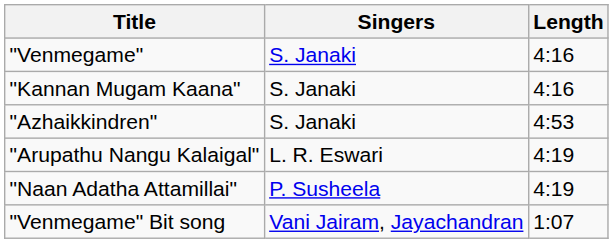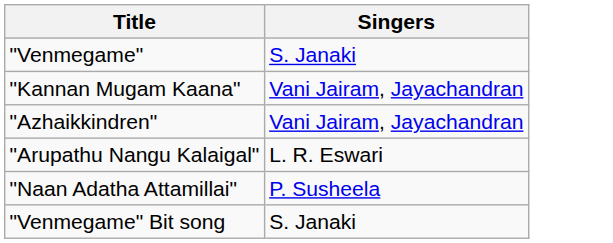- column: (568, 22)
(313, 88) S. Janaki -> (396, 88) Vani Jairam, Jayachandran
(313, 122) S. Janaki -> (396, 122) Vani Jairam, Jayachandran
(396, 222) Vani Jairam, Jayachandran -> (313, 222) S. Janaki
